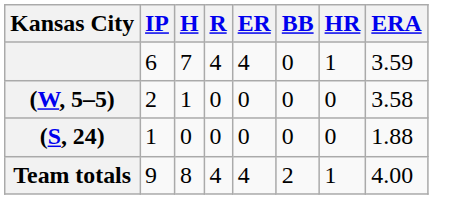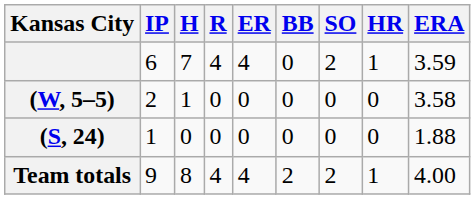+ column: (340, 23)
